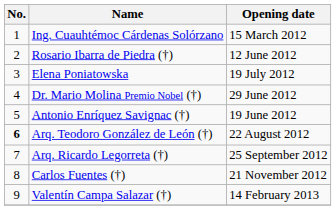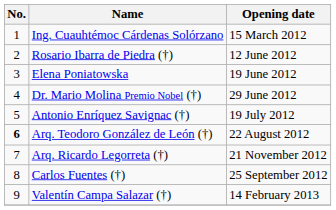(262, 74) 19 July 2012 -> (263, 74) 19 June 2012
(263, 114) 19 June 2012 -> (262, 114) 19 July 2012
(278, 154) 25 September 2012 -> (278, 154) 21 November 2012
(278, 174) 21 November 2012 -> (278, 174) 25 September 2012
